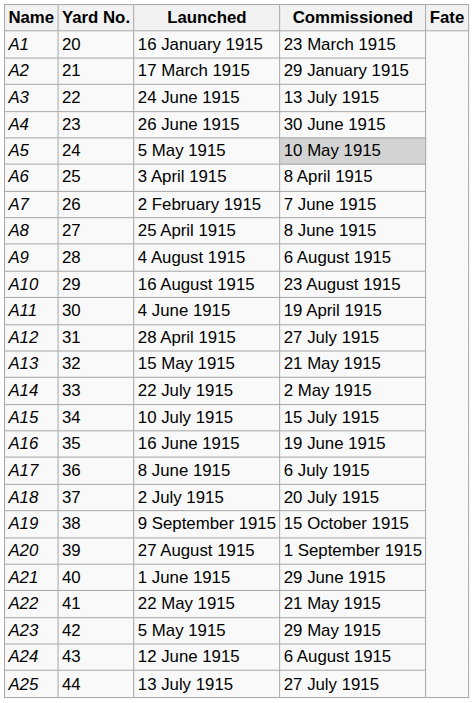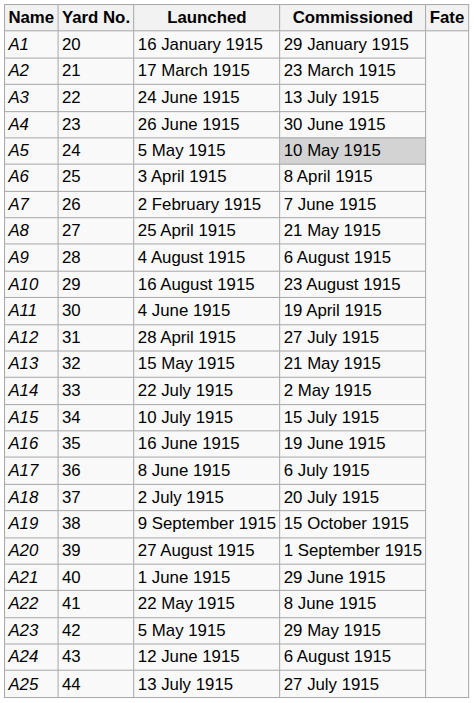(340, 44) 23 March 1915 -> (346, 44) 29 January 1915
(346, 71) 29 January 1915 -> (340, 71) 23 March 1915
(330, 230) 8 June 1915 -> (332, 230) 21 May 1915
(332, 603) 21 May 1915 -> (330, 603) 8 June 1915
